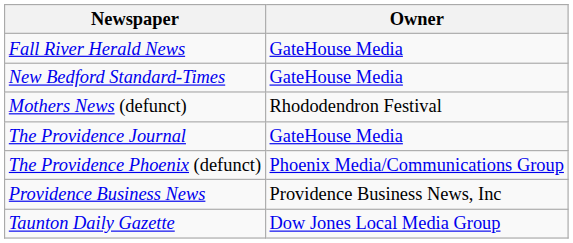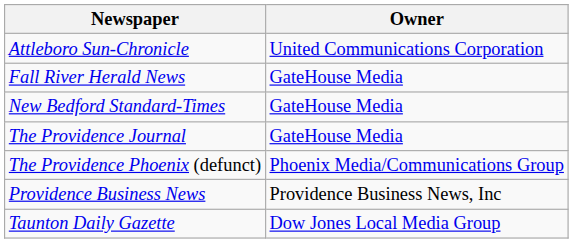+ row: (99, 48)
- row: (98, 106)
